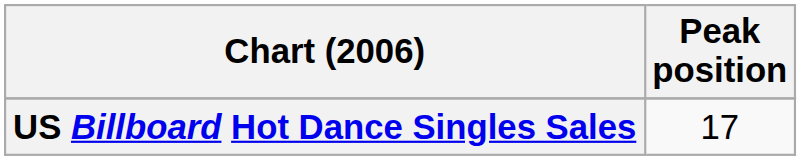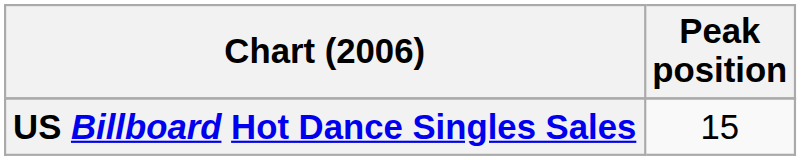(720, 126) 17 -> (720, 126) 15
